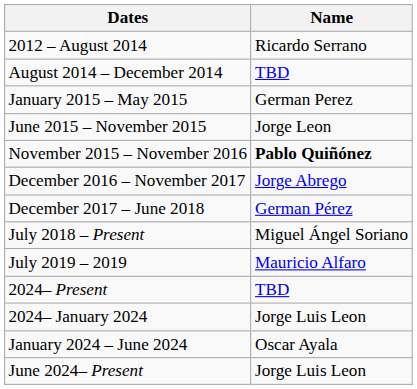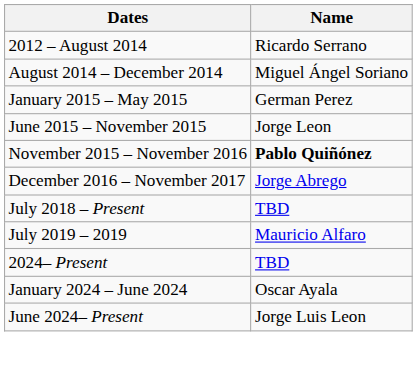(272, 72) TBD -> (332, 72) Miguel Ángel Soriano
- row: (106, 208)
(332, 235) Miguel Ángel Soriano -> (272, 208) TBD
- row: (78, 316)
